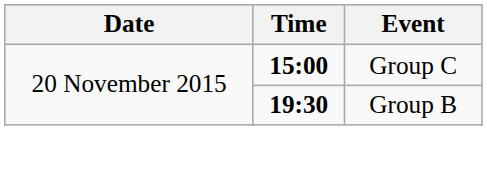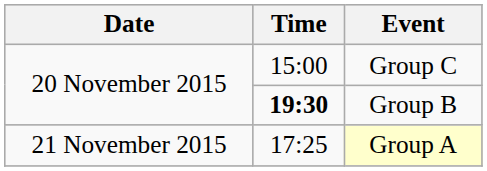(299, 64) bold -> (299, 64) normal
+ row: (413, 144)
